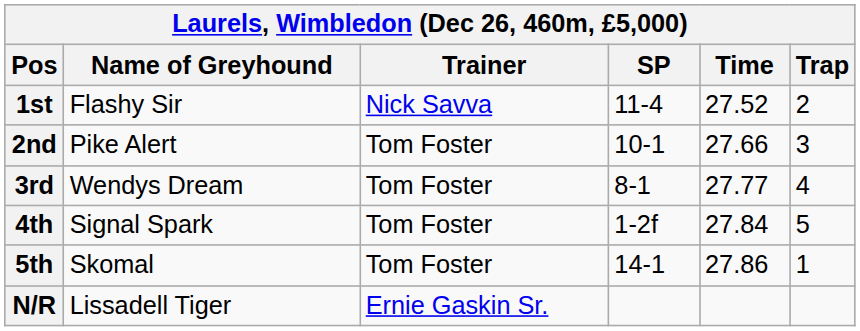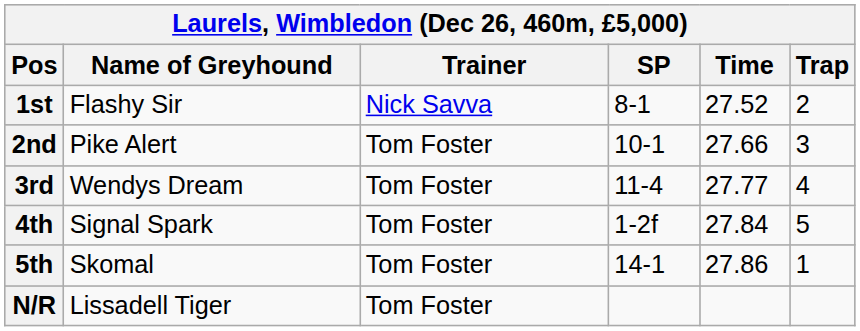(639, 104) 11-4 -> (633, 104) 8-1
(633, 184) 8-1 -> (639, 184) 11-4
(457, 305) Ernie Gaskin Sr. -> (429, 305) Tom Foster
